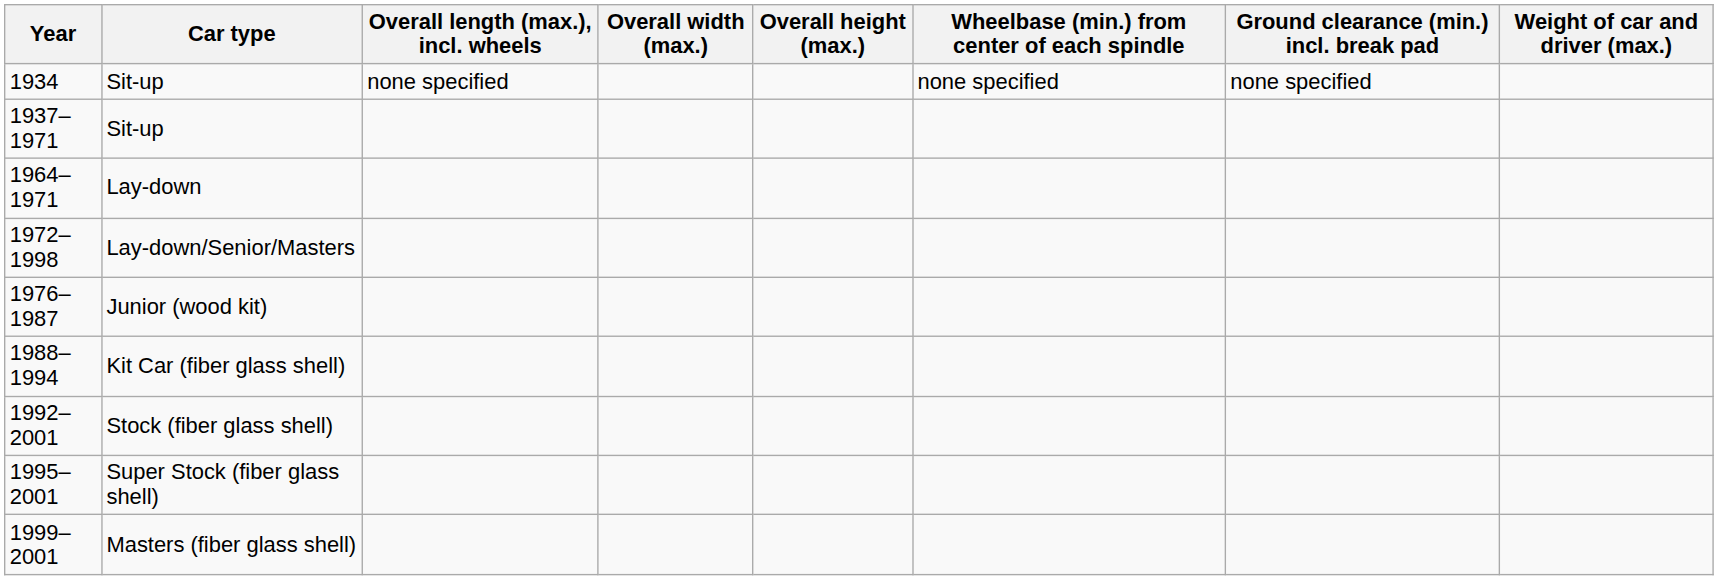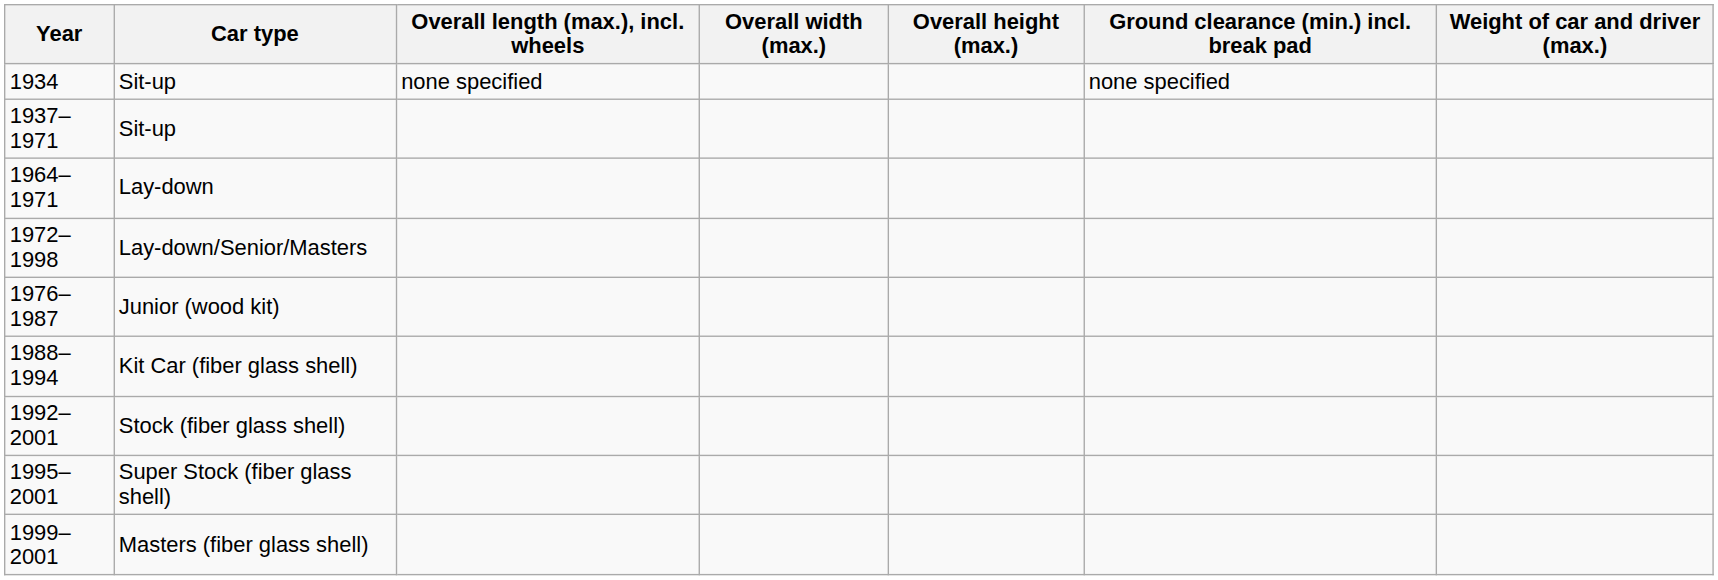- column: (1069, 34)
